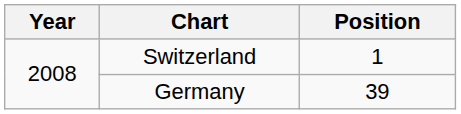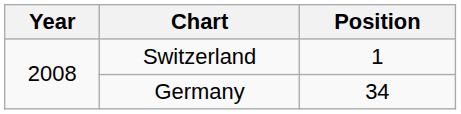(377, 91) 39 -> (377, 91) 34
